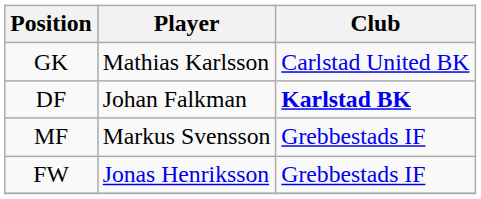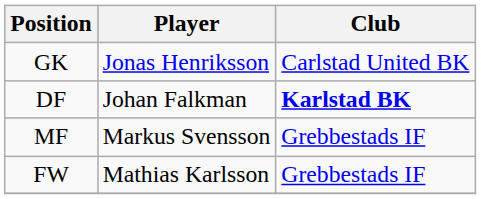(186, 61) Mathias Karlsson -> (186, 61) Jonas Henriksson
(186, 174) Jonas Henriksson -> (186, 174) Mathias Karlsson
